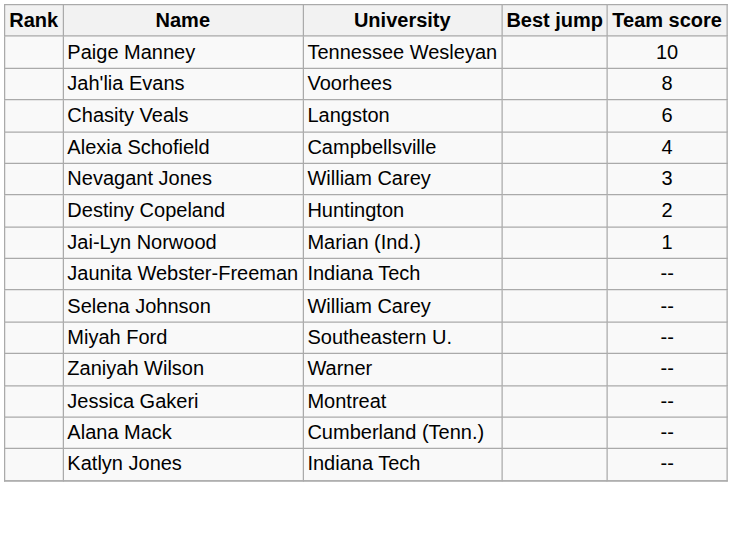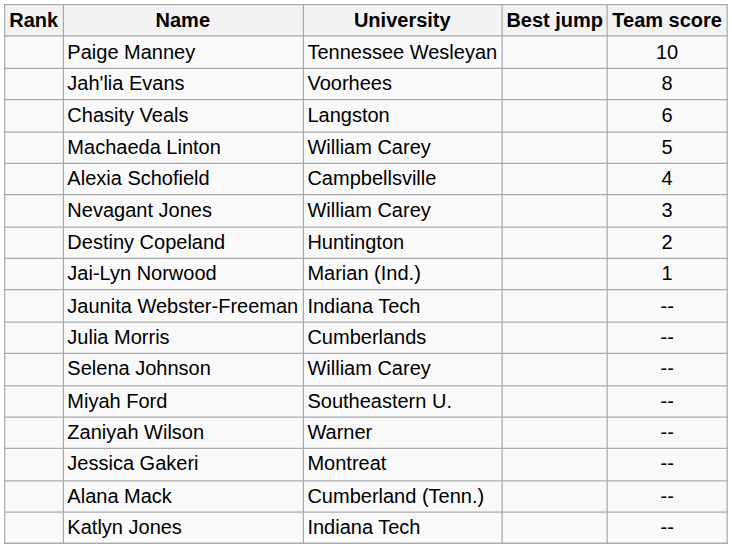+ row: (144, 147)
+ row: (118, 337)
